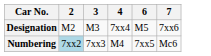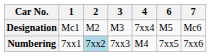+ column: (71, 12)
(169, 28) 7xx6 -> (192, 28) Mc6
(168, 43) Mc6 -> (193, 43) 7xx6
